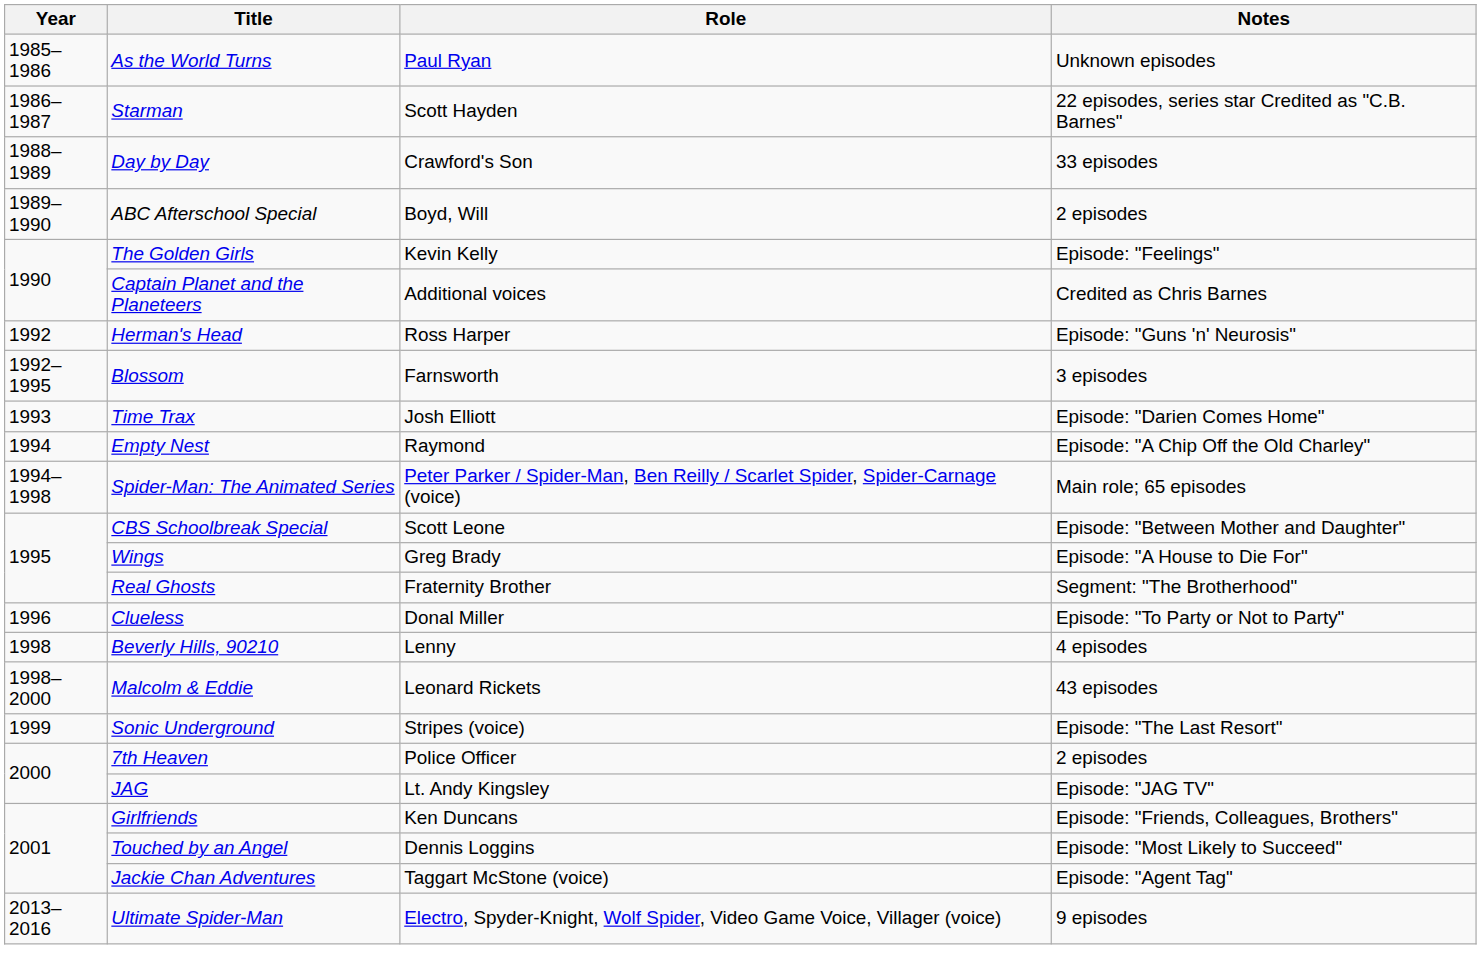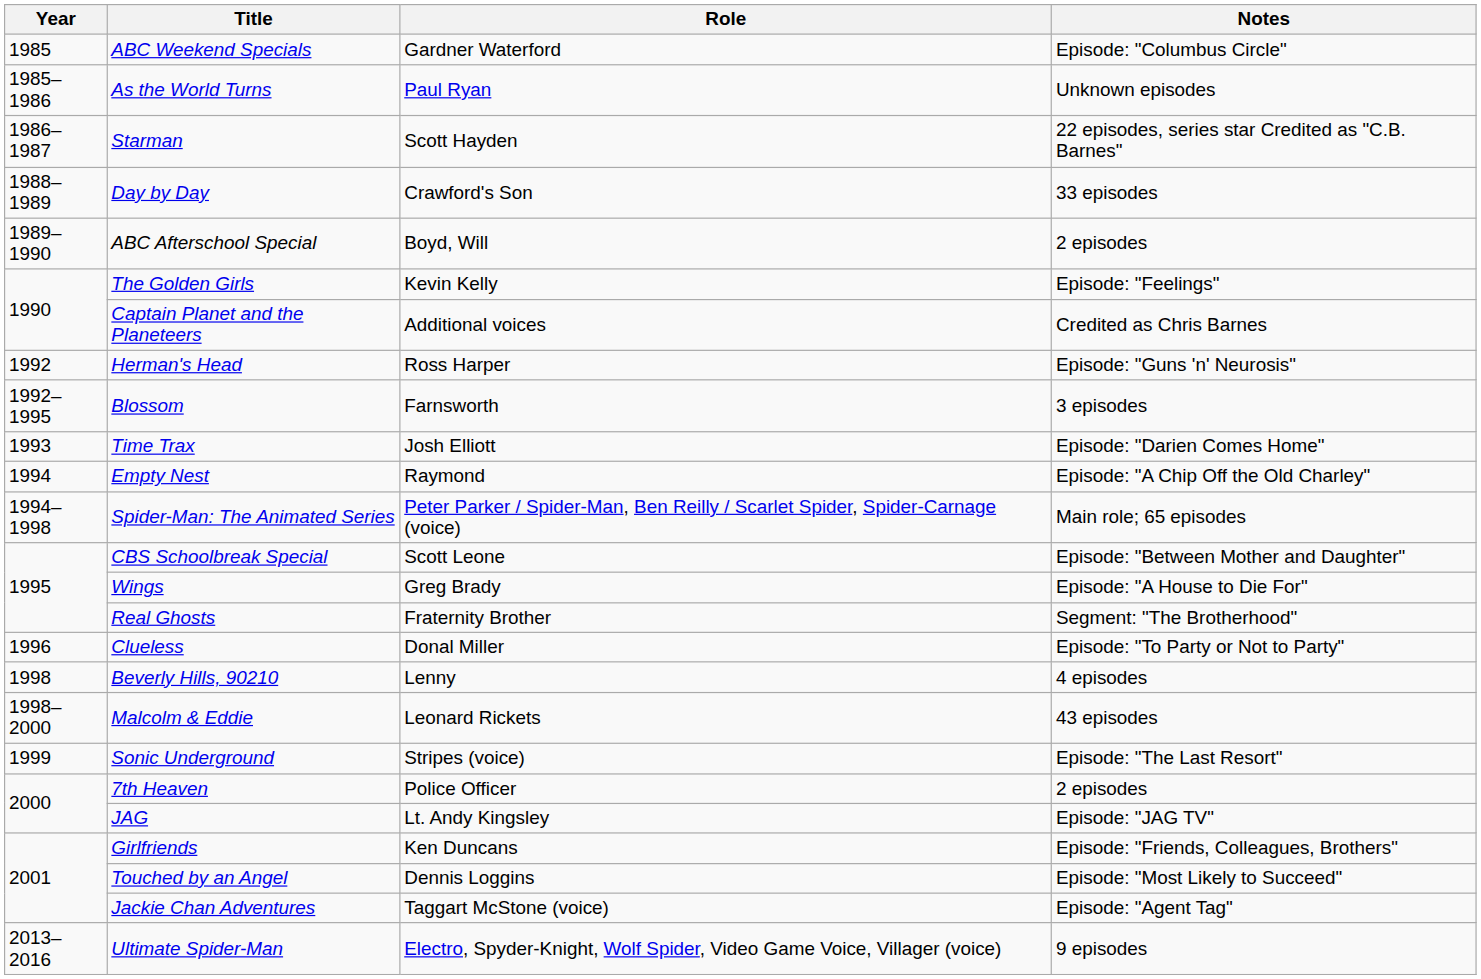+ row: (211, 49)
